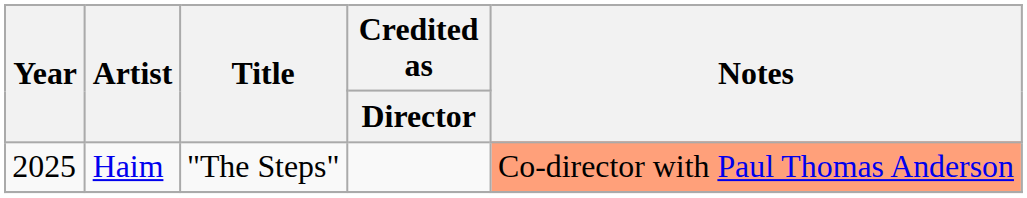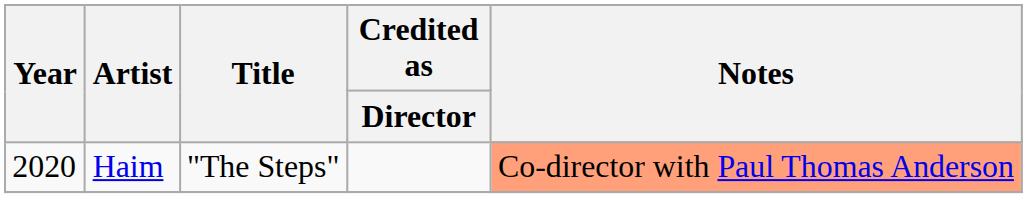(44, 166) 2025 -> (44, 166) 2020
